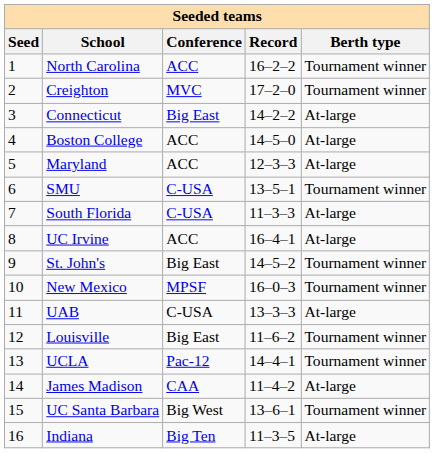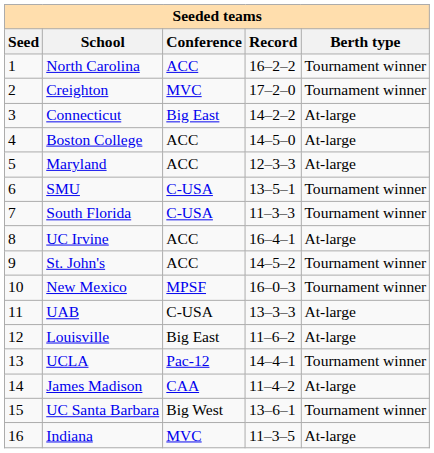(330, 213) At-large -> (365, 213) Tournament winner
(193, 262) Big East -> (182, 262) ACC
(365, 336) Tournament winner -> (330, 336) At-large
(191, 435) Big Ten -> (184, 435) MVC
